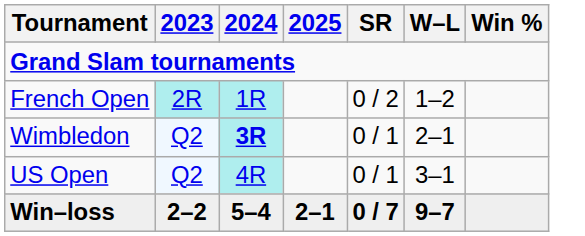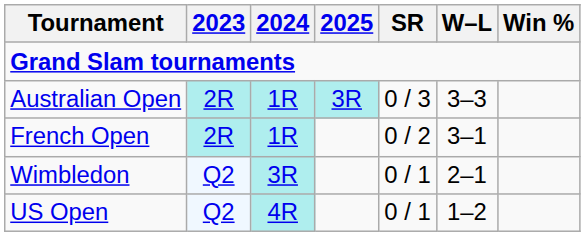+ row: (96, 99)
(435, 99) 1–2 -> (467, 136) 3–1
(251, 136) bold -> (283, 174) normal
(435, 174) 3–1 -> (467, 212) 1–2
- row: (62, 212)
